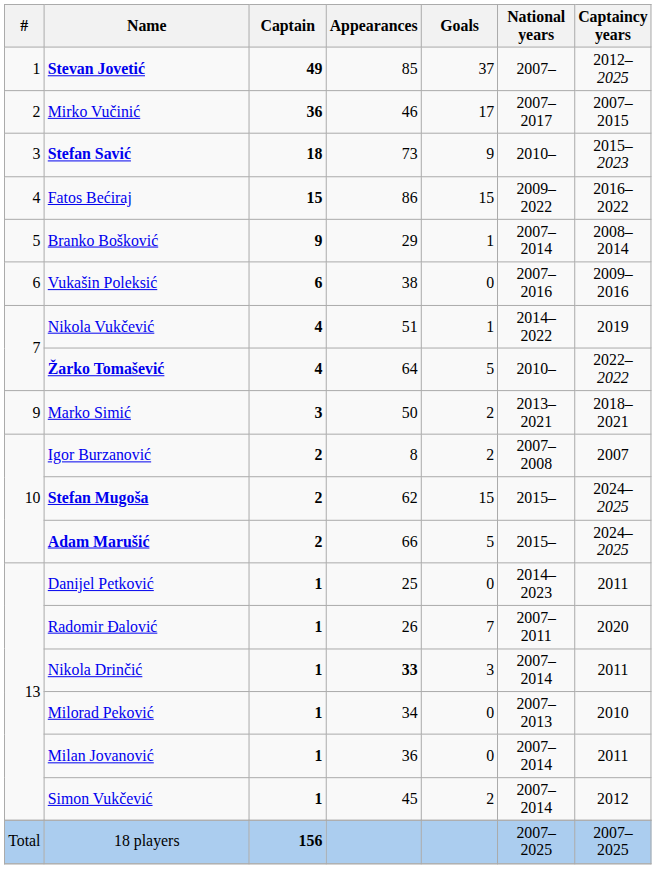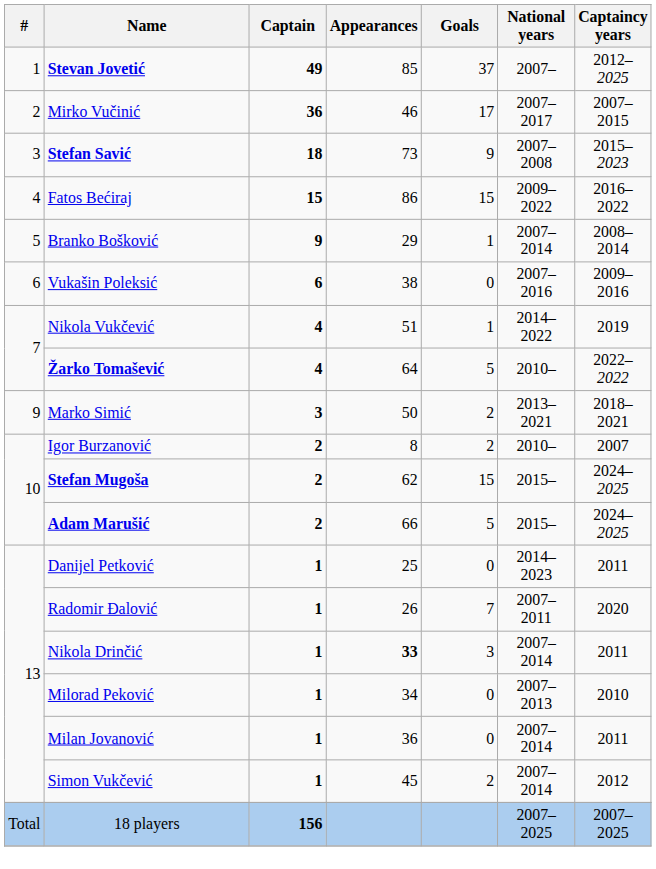(536, 154) 2010– -> (536, 154) 2007–2008
(536, 455) 2007–2008 -> (536, 446) 2010–
